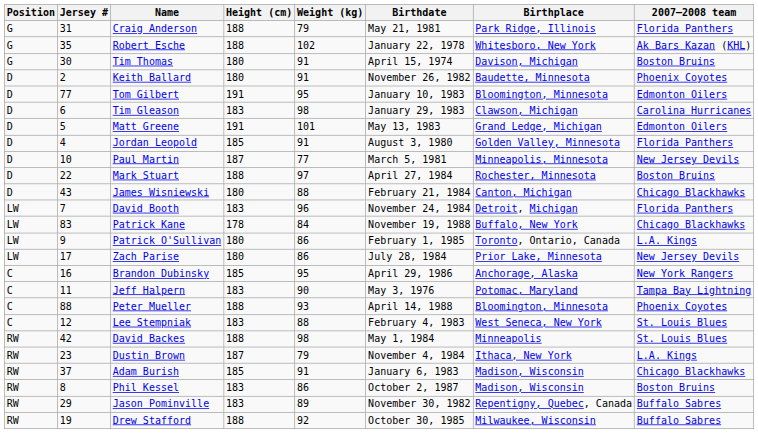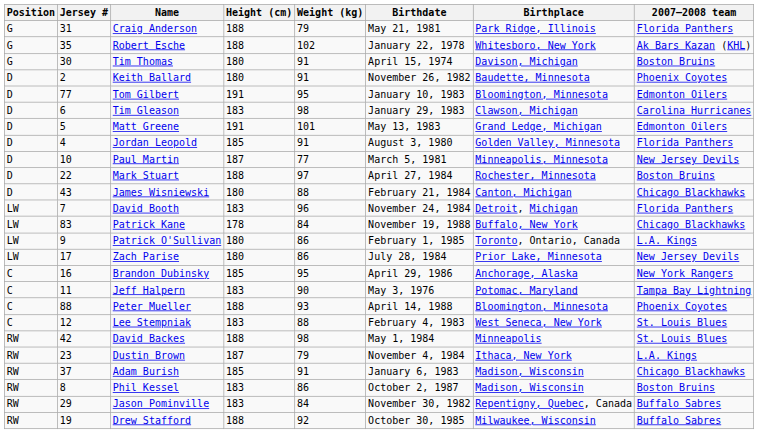(303, 404) 89 -> (303, 404) 84
